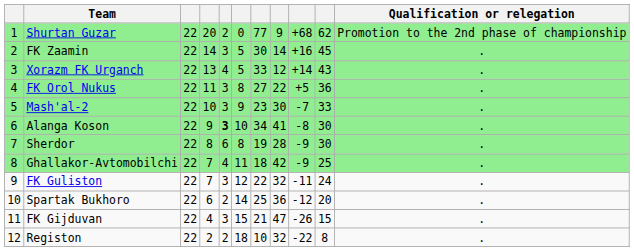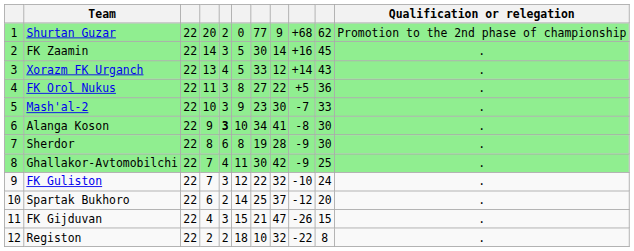(260, 163) 18 -> (260, 163) 30
(302, 182) -11 -> (302, 182) -10
(279, 200) 36 -> (279, 200) 37
